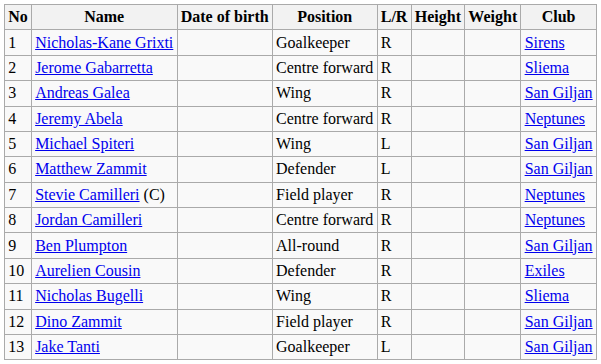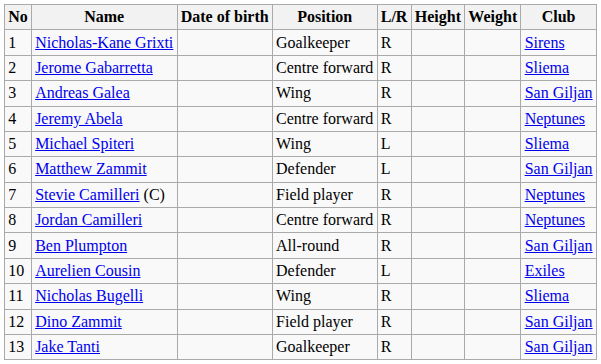(559, 144) San Giljan -> (547, 144) Sliema
(386, 270) R -> (386, 270) L
(386, 347) L -> (386, 347) R
